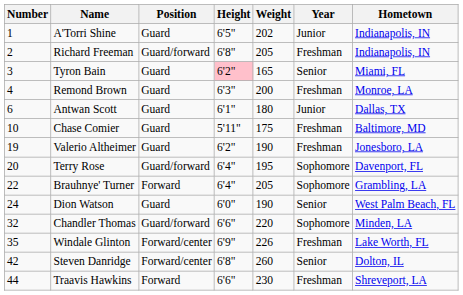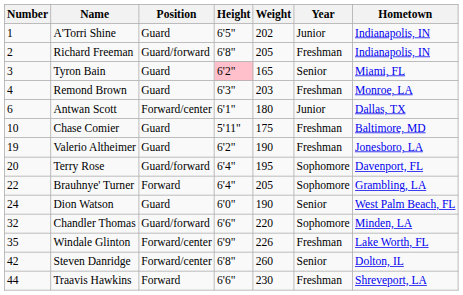(264, 90) 200 -> (264, 90) 203
(156, 109) Guard -> (176, 109) Forward/center
